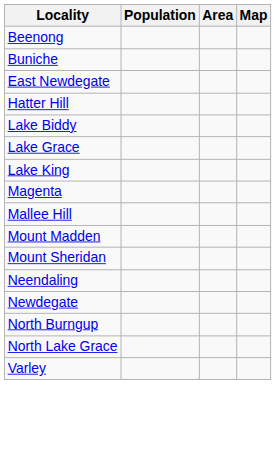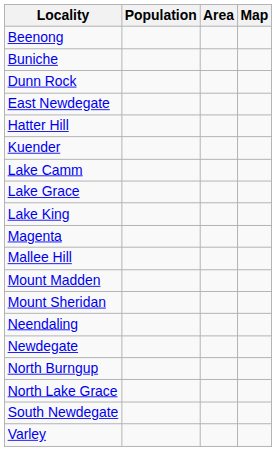+ row: (42, 81)
+ row: (34, 147)
- row: (42, 125)
+ row: (45, 170)
+ row: (63, 412)
